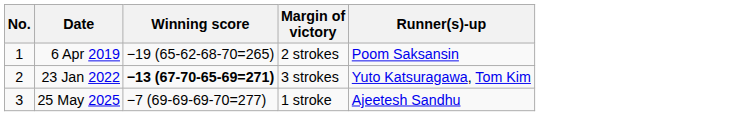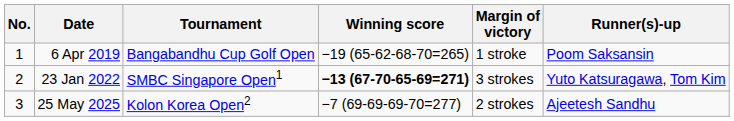+ column: (221, 24)
(310, 55) 2 strokes -> (501, 55) 1 stroke
(306, 100) 1 stroke -> (505, 104) 2 strokes
